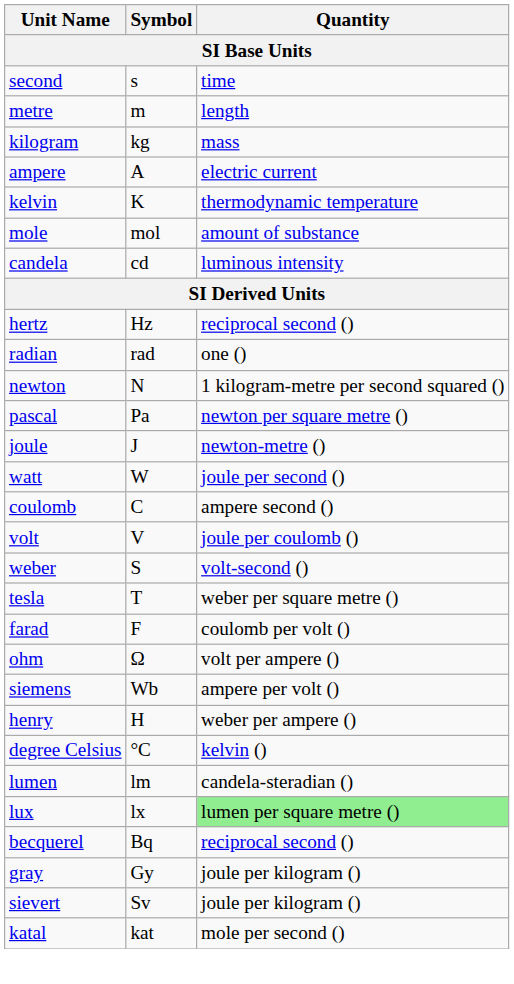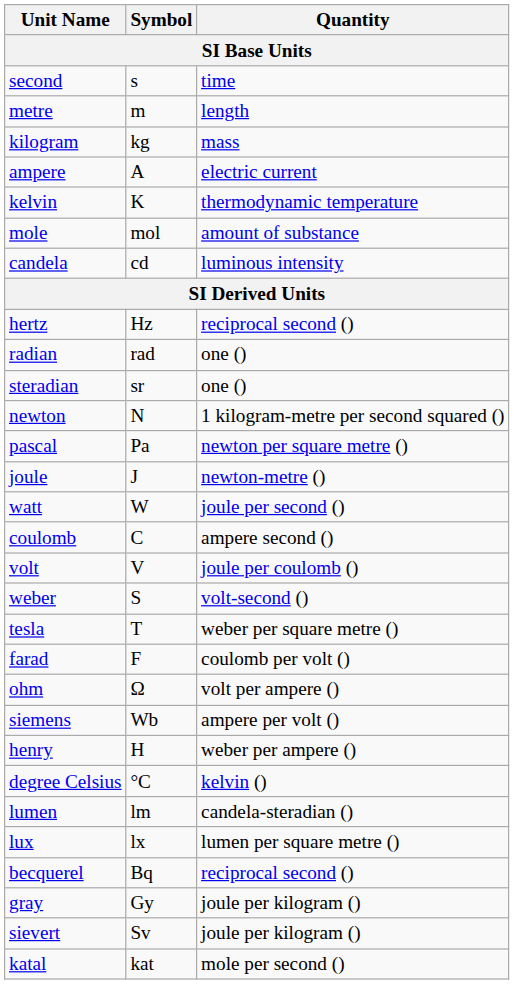+ row: (44, 385)
(300, 811) lightgreen background -> (300, 841) no background
